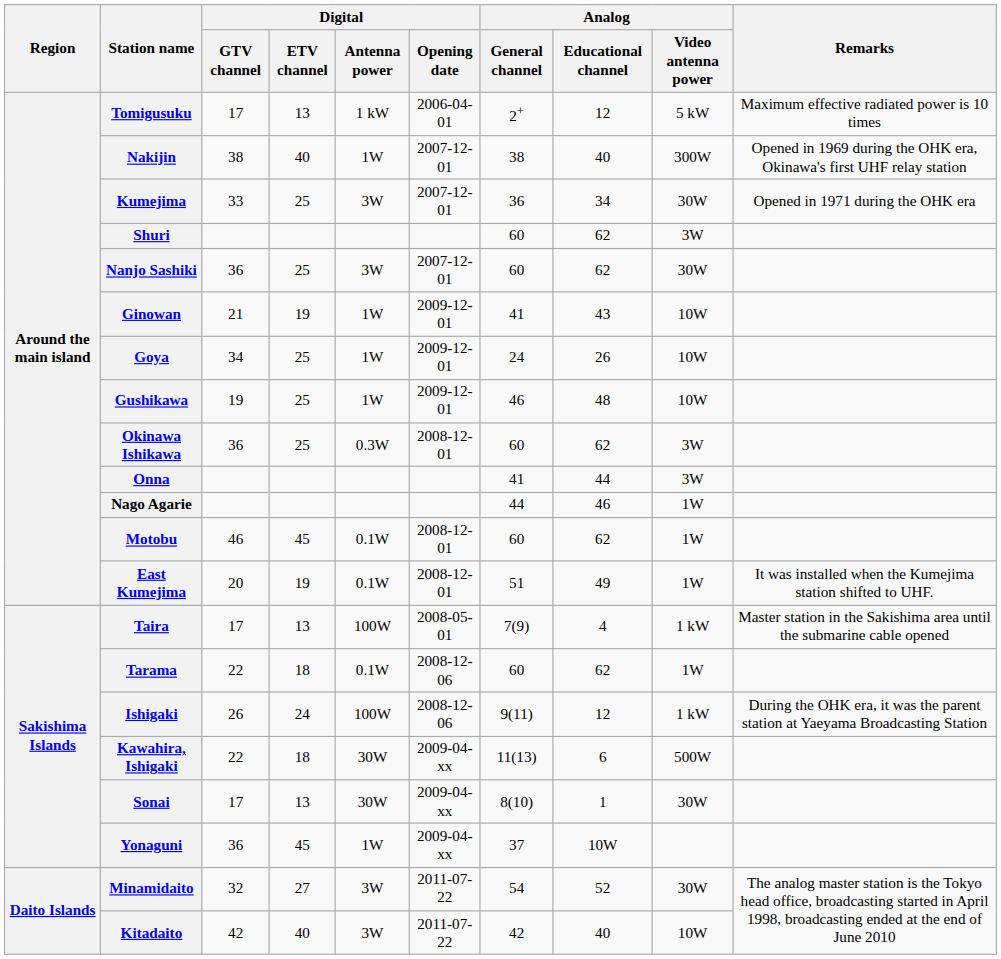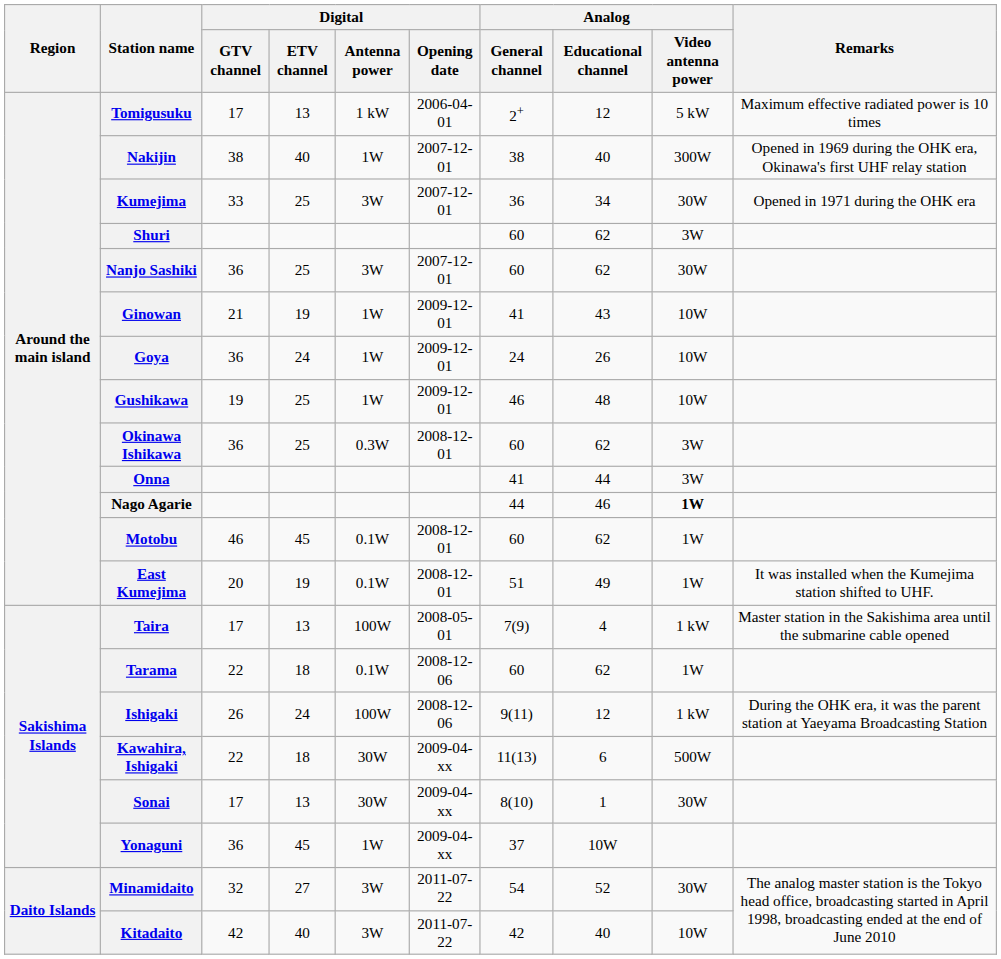(236, 357) 34 -> (236, 357) 36
(302, 357) 25 -> (302, 357) 24
(693, 505) normal -> (693, 505) bold
